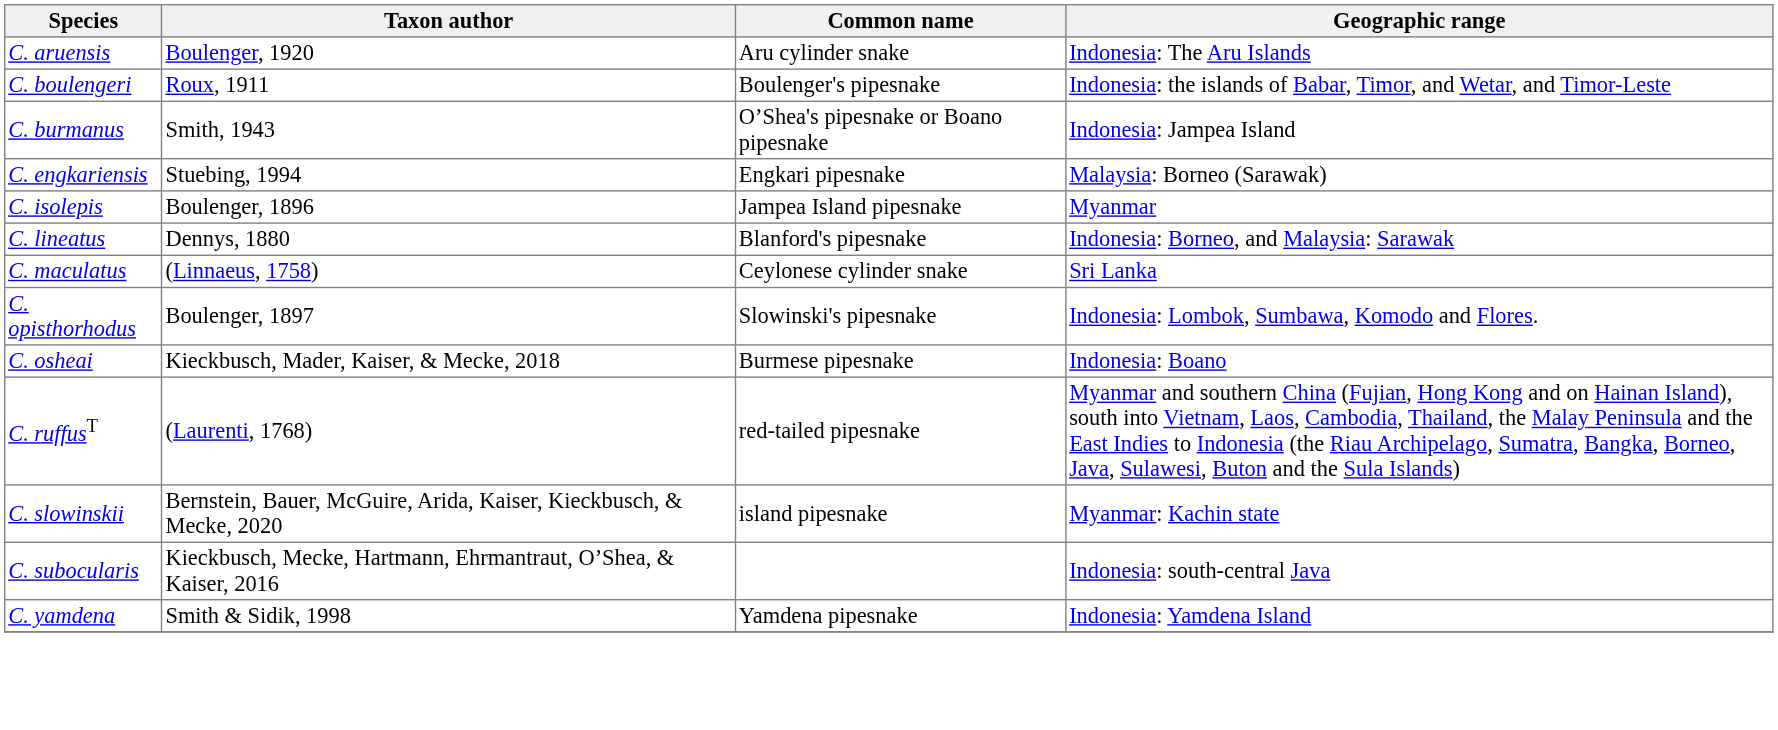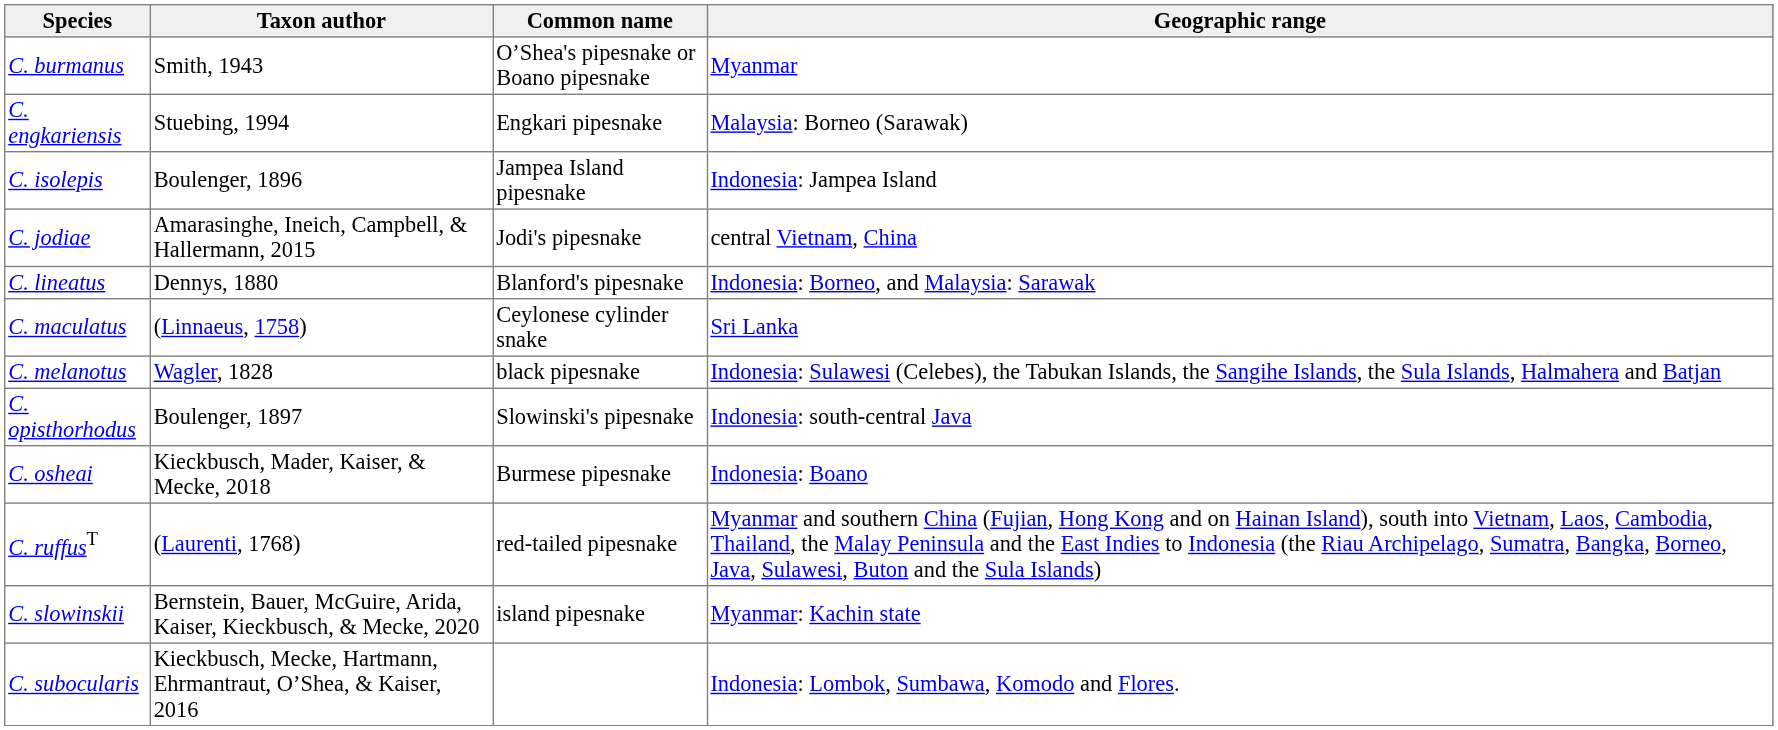- row: (59, 52)
- row: (70, 84)
(1182, 129) Indonesia: Jampea Island -> (754, 65) Myanmar
(1113, 206) Myanmar -> (824, 180) Indonesia: Jampea Island
+ row: (49, 237)
+ row: (67, 372)
(1304, 316) Indonesia: Lombok, Sumbawa, Komodo and Flores. -> (841, 416) Indonesia: south-central Java
(1200, 570) Indonesia: south-central Java -> (945, 684) Indonesia: Lombok, Sumbawa, Komodo and Flores.
- row: (62, 615)
